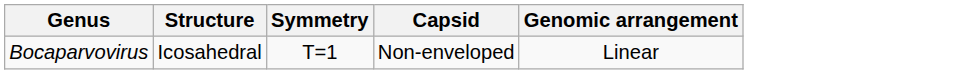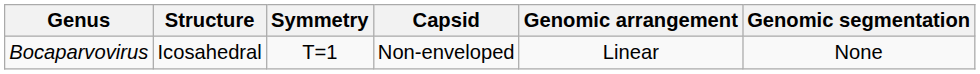+ column: (859, 20)
